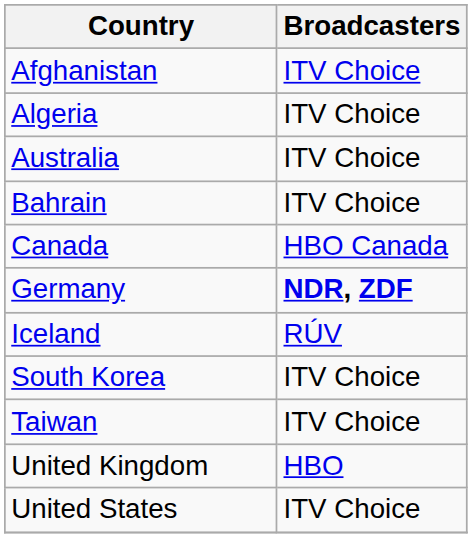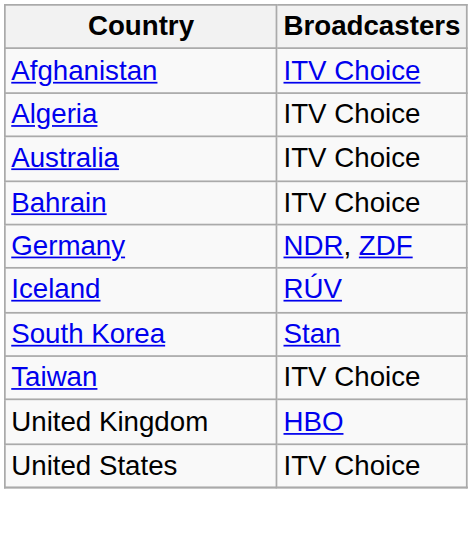- row: (60, 245)
(348, 289) bold -> (348, 245) normal
(352, 377) ITV Choice -> (312, 333) Stan
